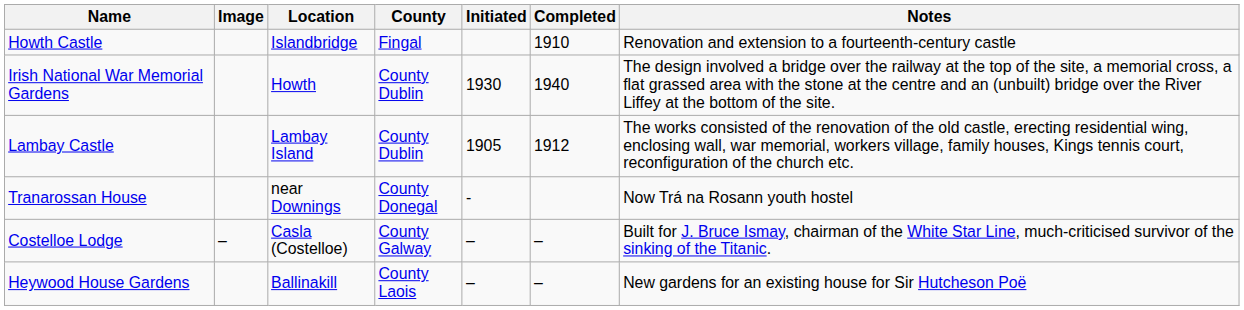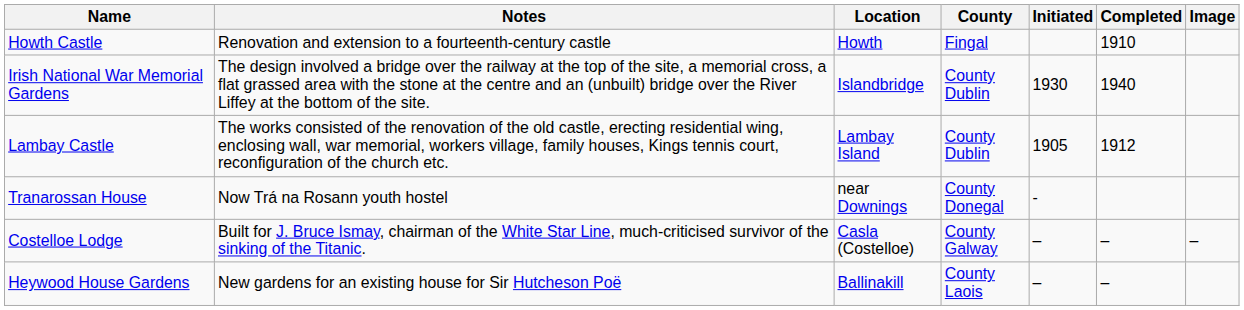columns swapped: (241, 17) <-> (929, 17)
(314, 42) Islandbridge -> (860, 42) Howth
(294, 85) Howth -> (881, 85) Islandbridge
